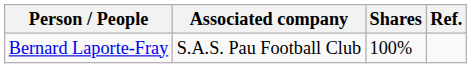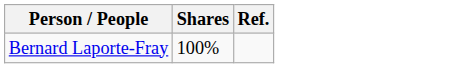- column: (269, 18)
